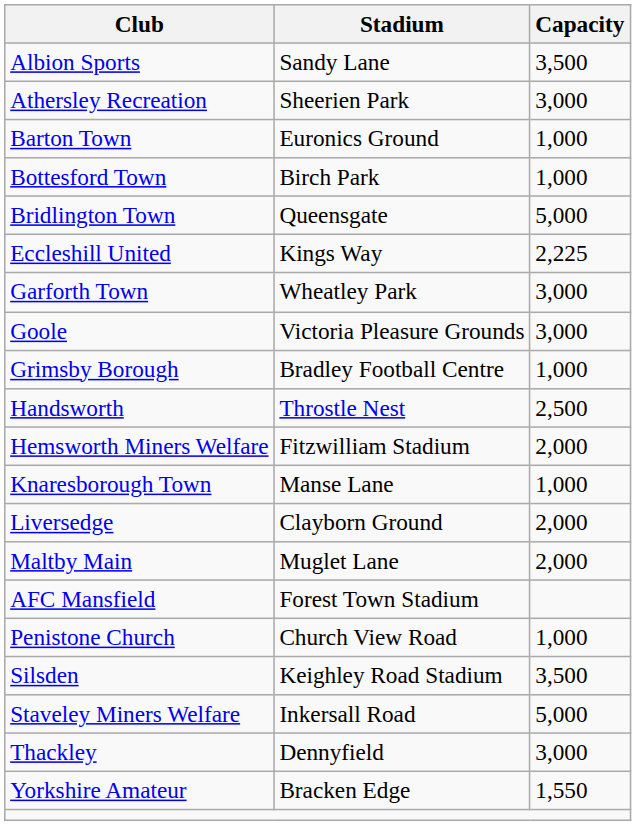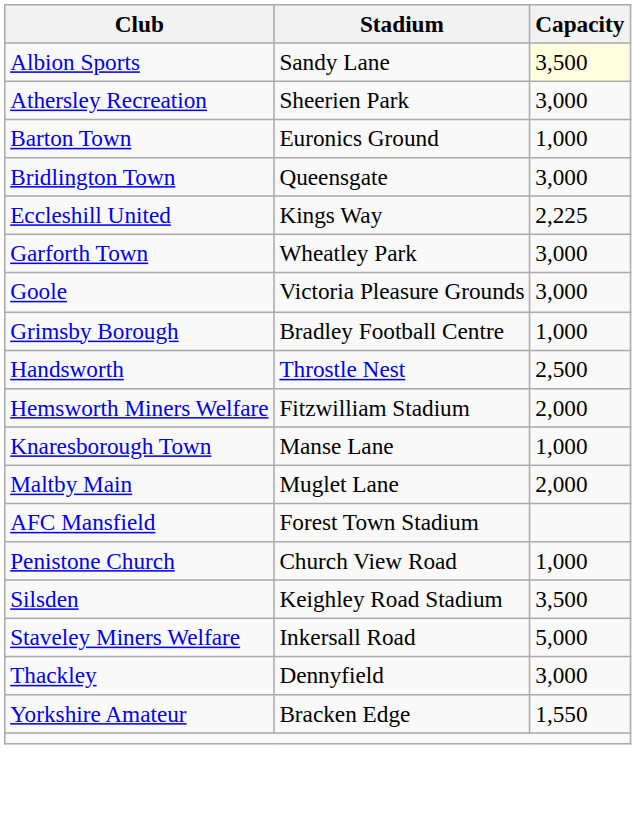(561, 62) no background -> (561, 62) lightyellow background
- row: (88, 177)
(561, 215) 5,000 -> (561, 177) 3,000
- row: (62, 522)
